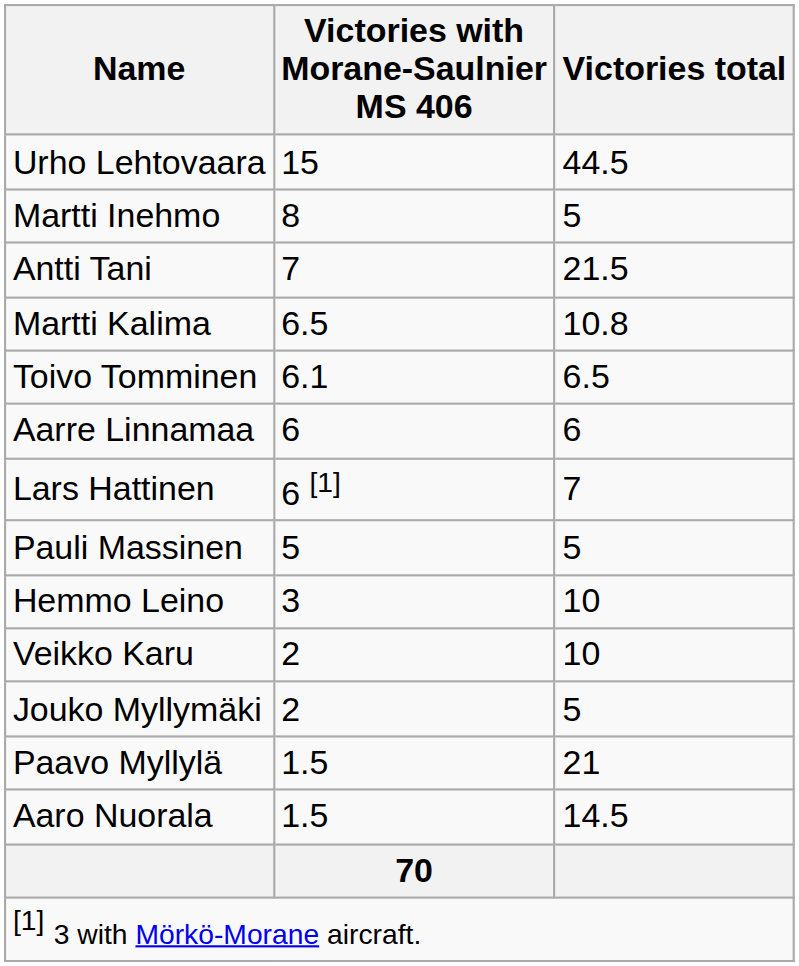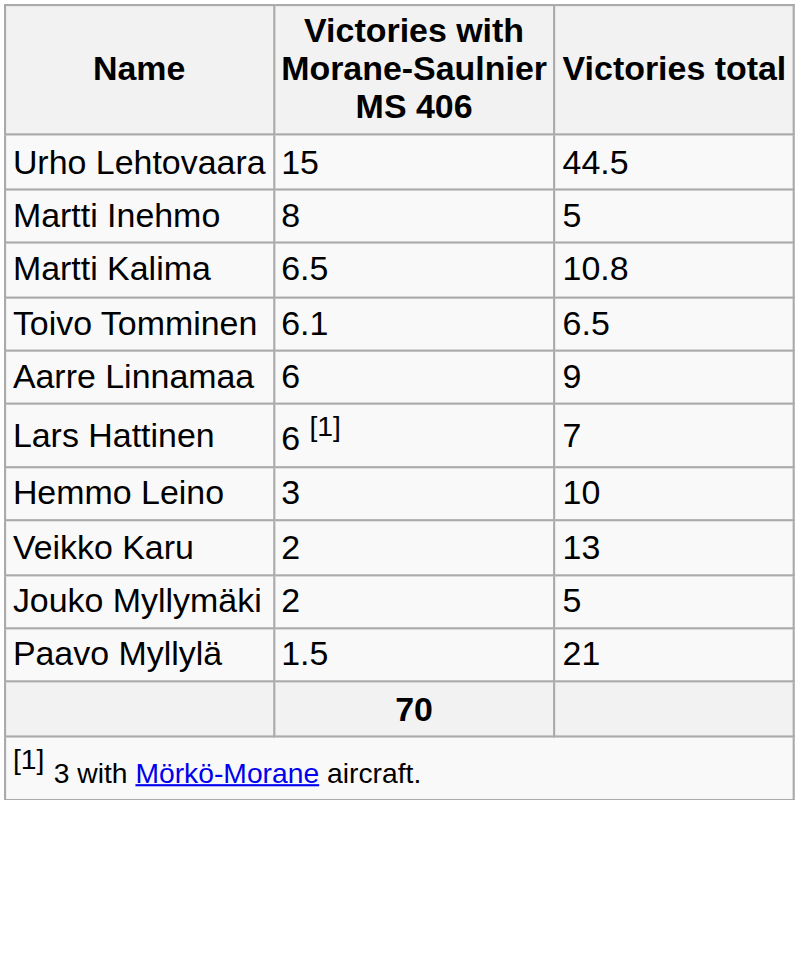- row: (82, 269)
(572, 430) 6 -> (572, 376) 9
- row: (128, 547)
(581, 654) 10 -> (581, 547) 13
- row: (113, 816)
